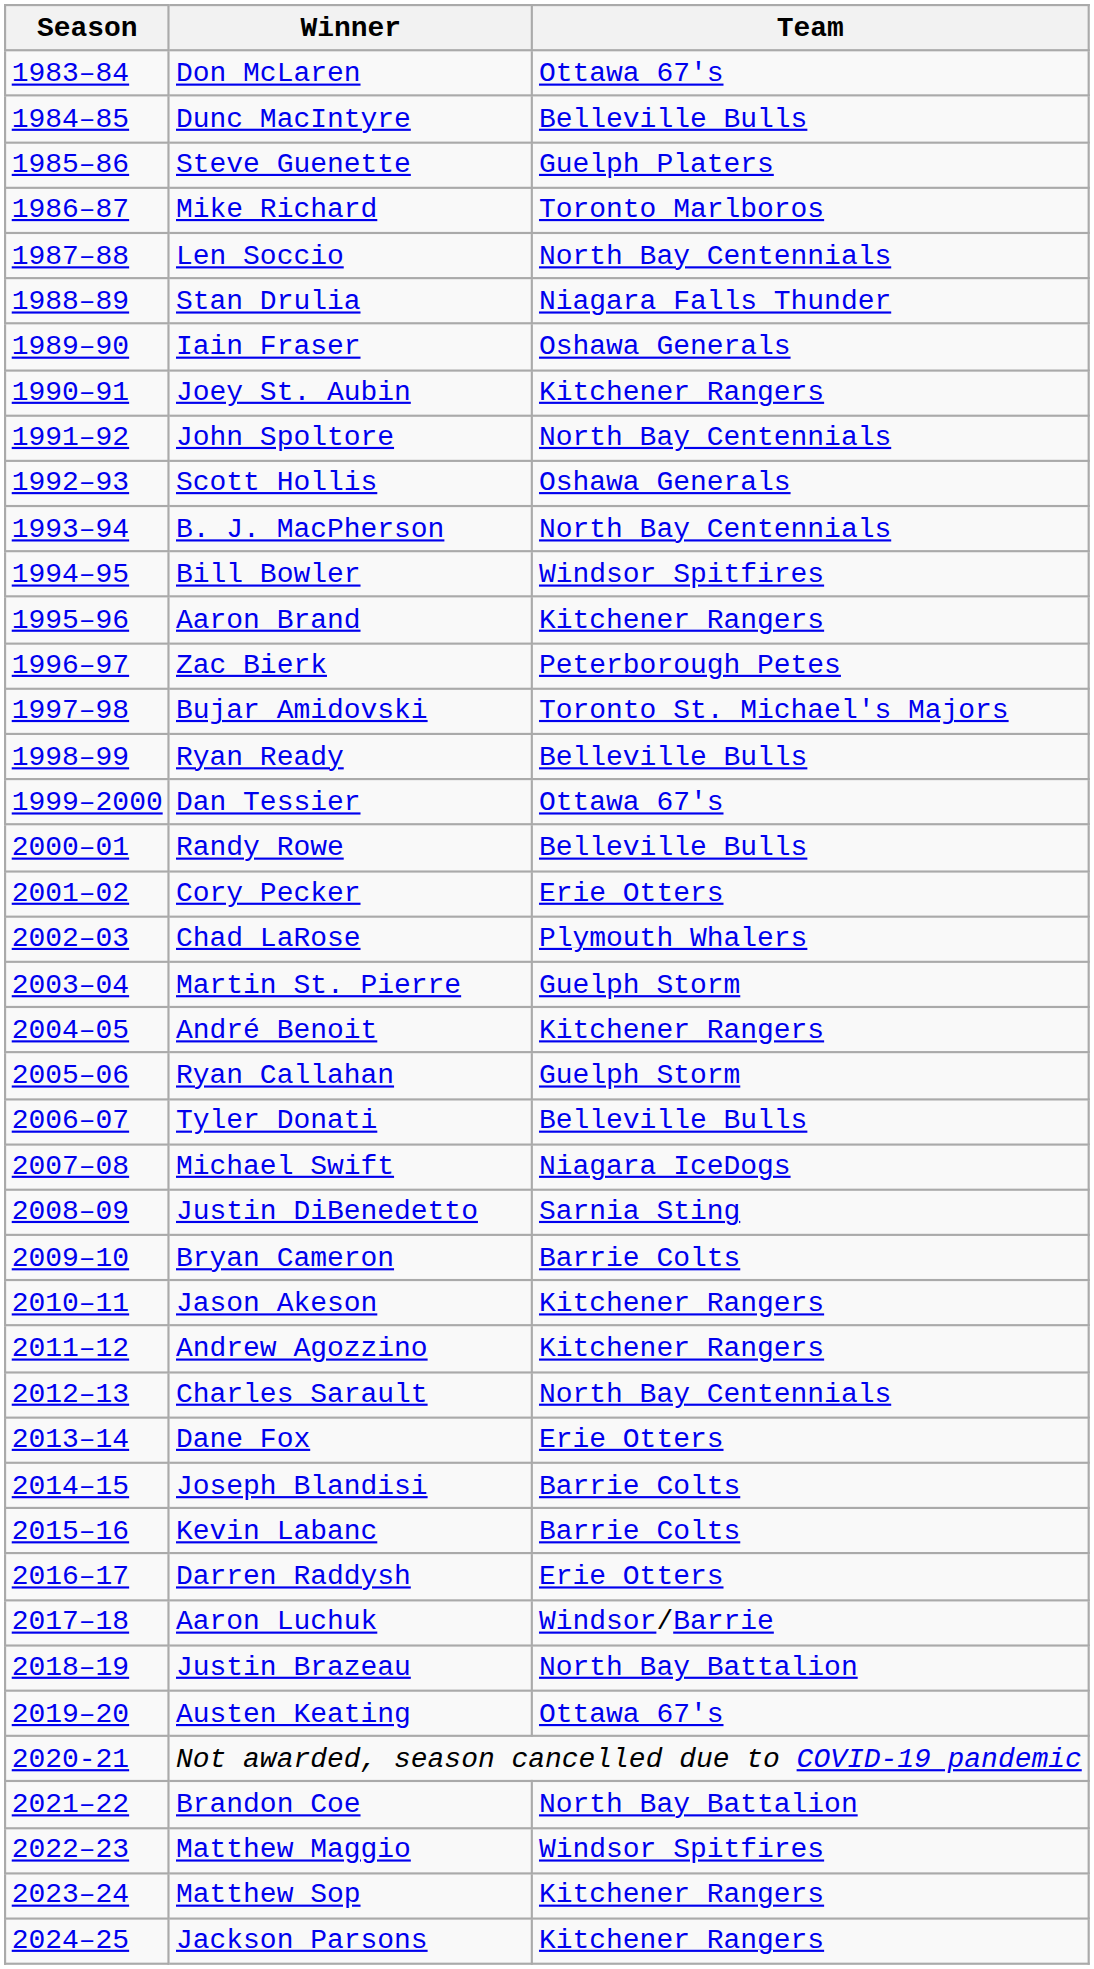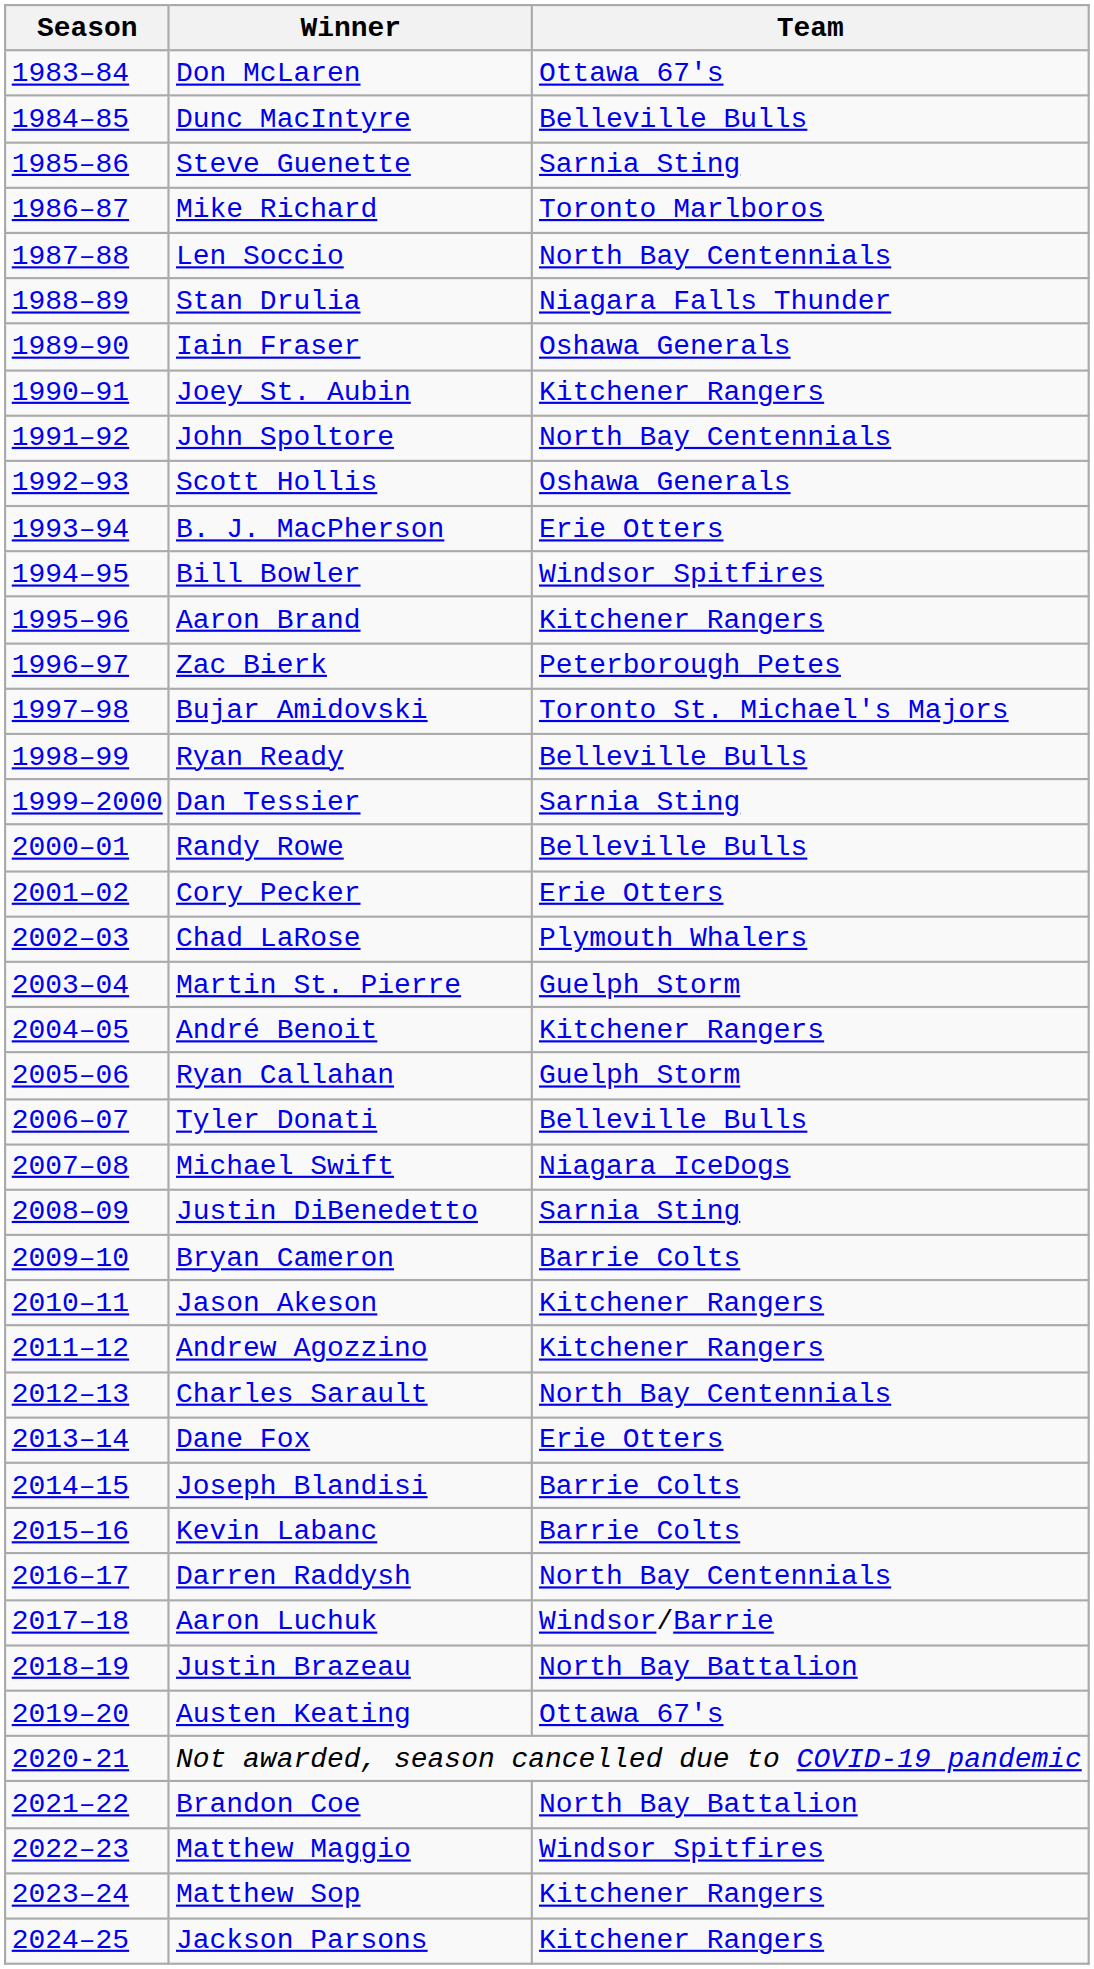(656, 165) Guelph Platers -> (640, 165) Sarnia Sting
(715, 529) North Bay Centennials -> (631, 529) Erie Otters
(631, 802) Ottawa 67's -> (640, 802) Sarnia Sting
(631, 1577) Erie Otters -> (715, 1577) North Bay Centennials
